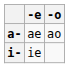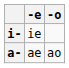rows swapped: (14, 53) <-> (14, 33)
